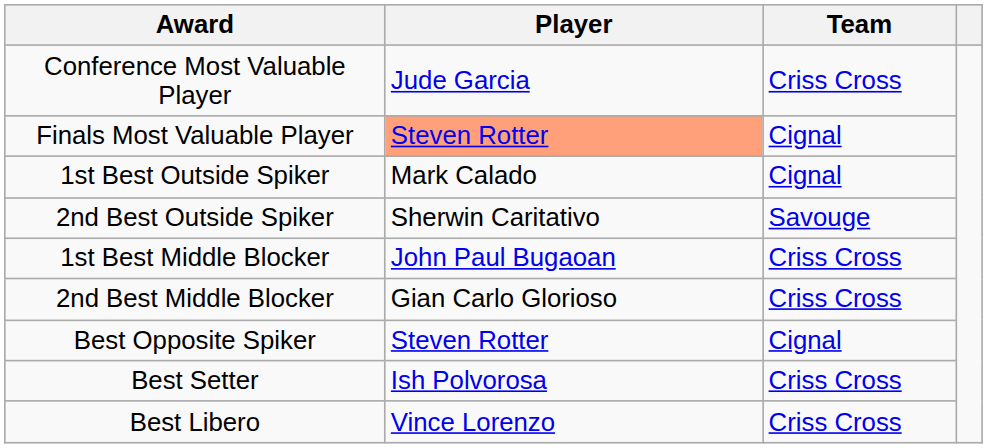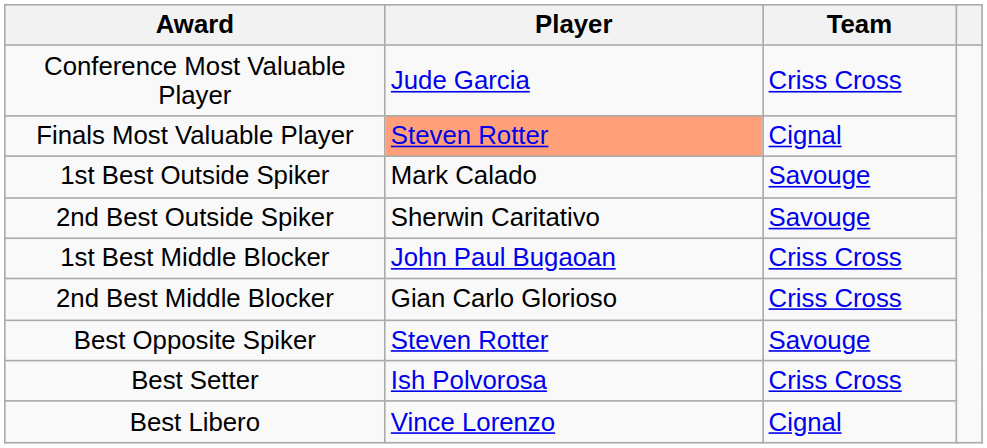(805, 176) Cignal -> (819, 176) Savouge
(805, 339) Cignal -> (819, 339) Savouge
(835, 421) Criss Cross -> (805, 421) Cignal
